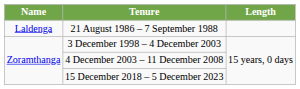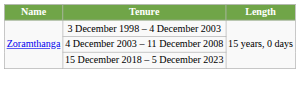- row: (144, 28)
